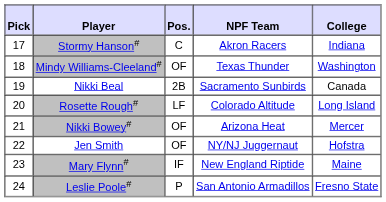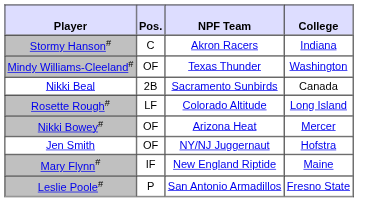- column: (19, 26)
